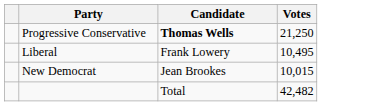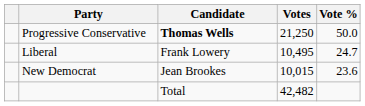+ column: (338, 14)
